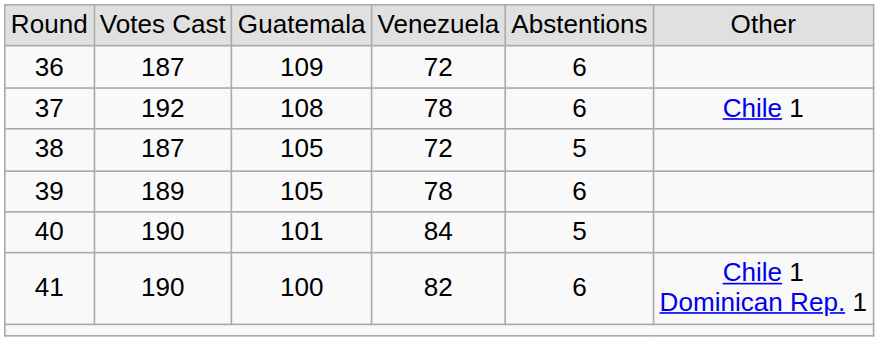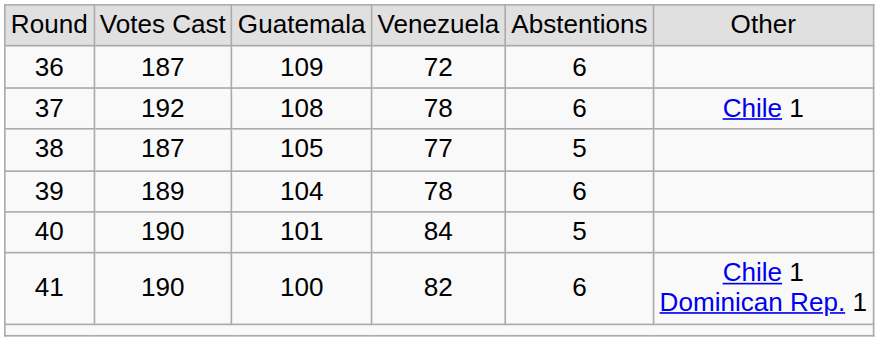(438, 149) 72 -> (438, 149) 77
(302, 190) 105 -> (302, 190) 104
